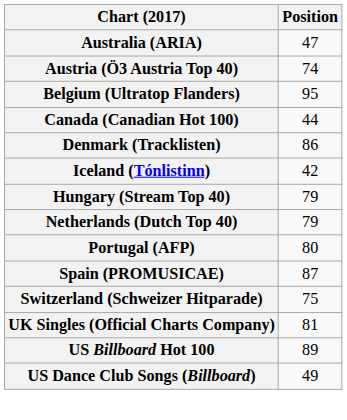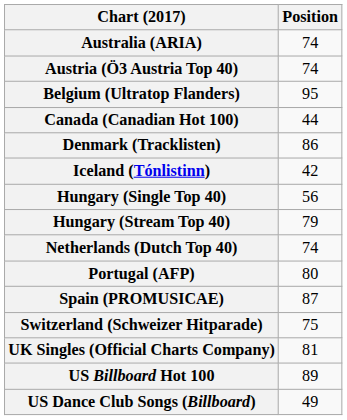(310, 42) 47 -> (310, 42) 74
+ row: (142, 196)
(310, 222) 79 -> (310, 247) 74
